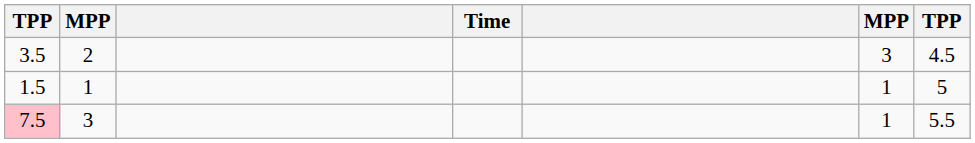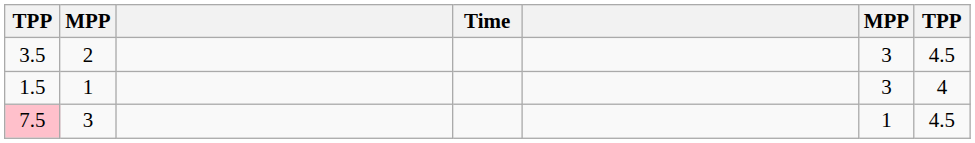(886, 87) 1 -> (886, 87) 3
(942, 87) 5 -> (942, 87) 4
(942, 120) 5.5 -> (942, 120) 4.5
